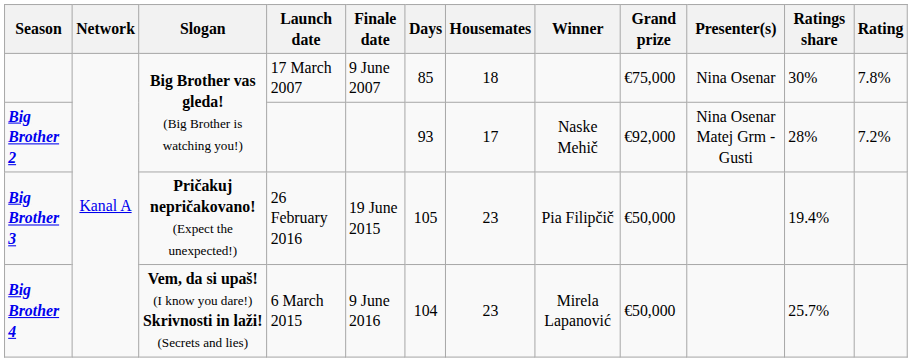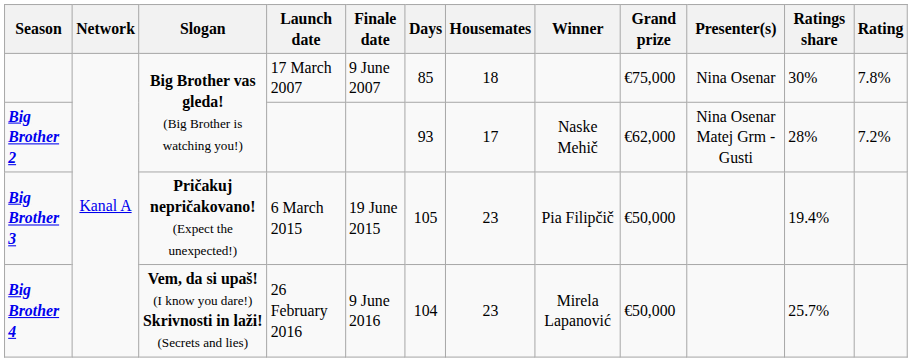(650, 137) €92,000 -> (650, 137) €62,000
(299, 218) 26 February 2016 -> (297, 218) 6 March 2015
(297, 311) 6 March 2015 -> (299, 311) 26 February 2016
